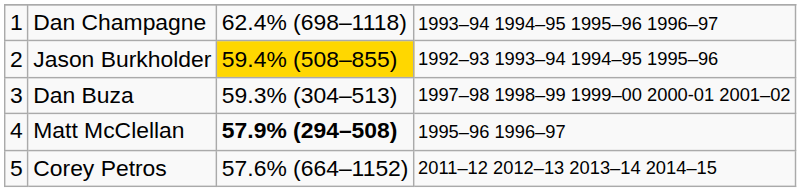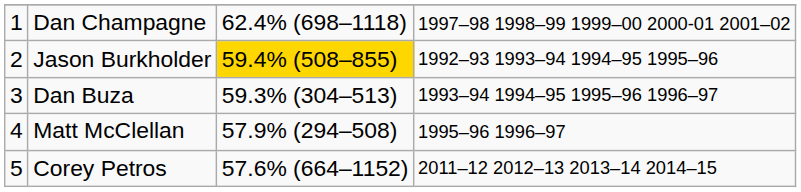(568, 23) 1993–94 1994–95 1995–96 1996–97 -> (604, 23) 1997–98 1998–99 1999–00 2000-01 2001–02
(604, 95) 1997–98 1998–99 1999–00 2000-01 2001–02 -> (568, 95) 1993–94 1994–95 1995–96 1996–97
(310, 131) bold -> (310, 131) normal
